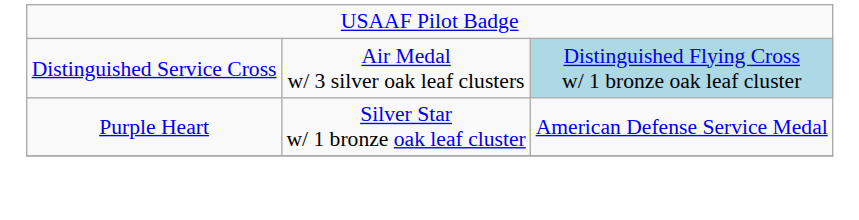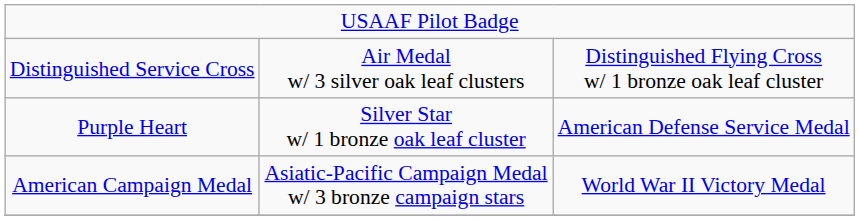(682, 68) lightblue background -> (704, 68) no background
+ row: (132, 185)
